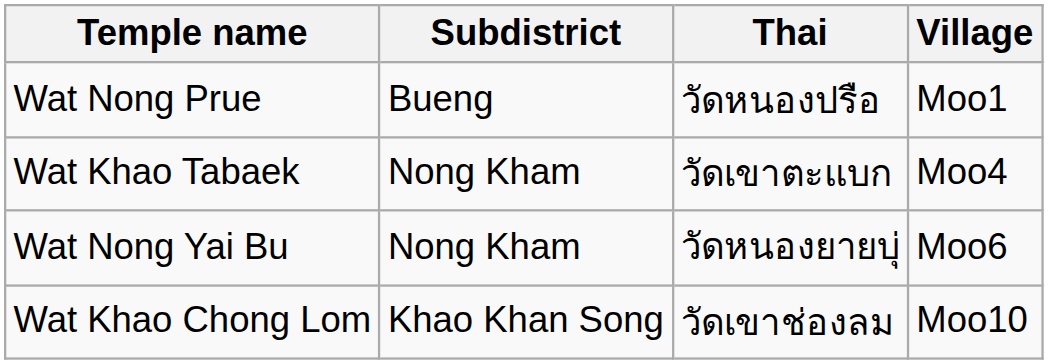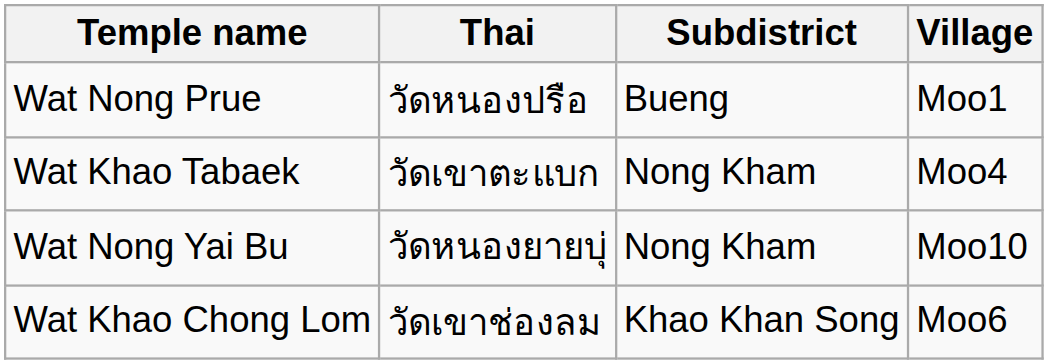columns swapped: (790, 33) <-> (526, 33)
(962, 246) Moo6 -> (972, 246) Moo10
(972, 320) Moo10 -> (962, 320) Moo6
